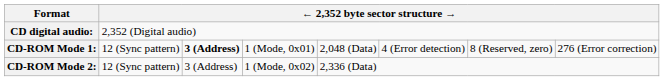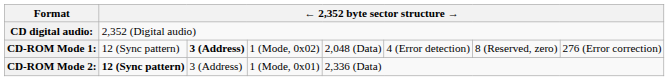(280, 48) 1 (Mode, 0x01) -> (285, 48) 1 (Mode, 0x02)
(141, 66) normal -> (143, 66) bold
(280, 66) 1 (Mode, 0x02) -> (285, 66) 1 (Mode, 0x01)
